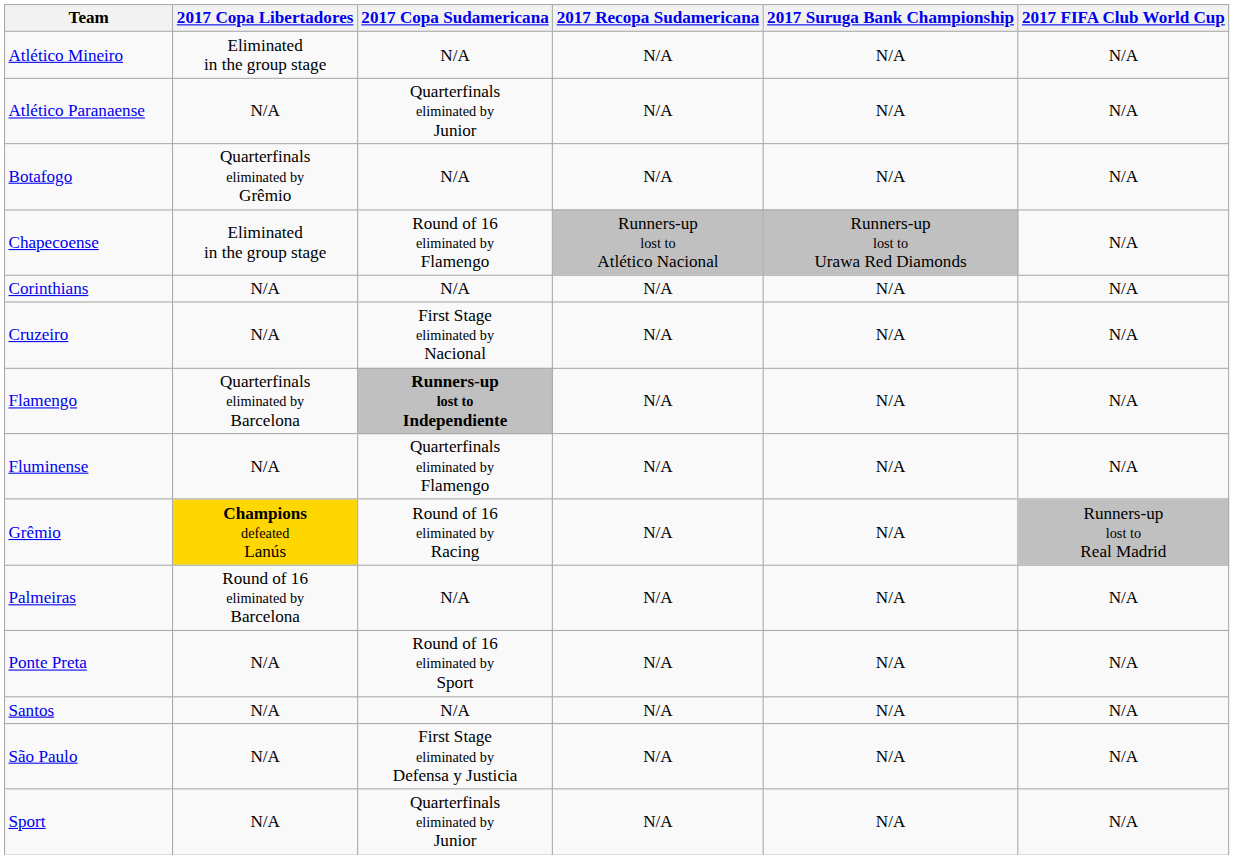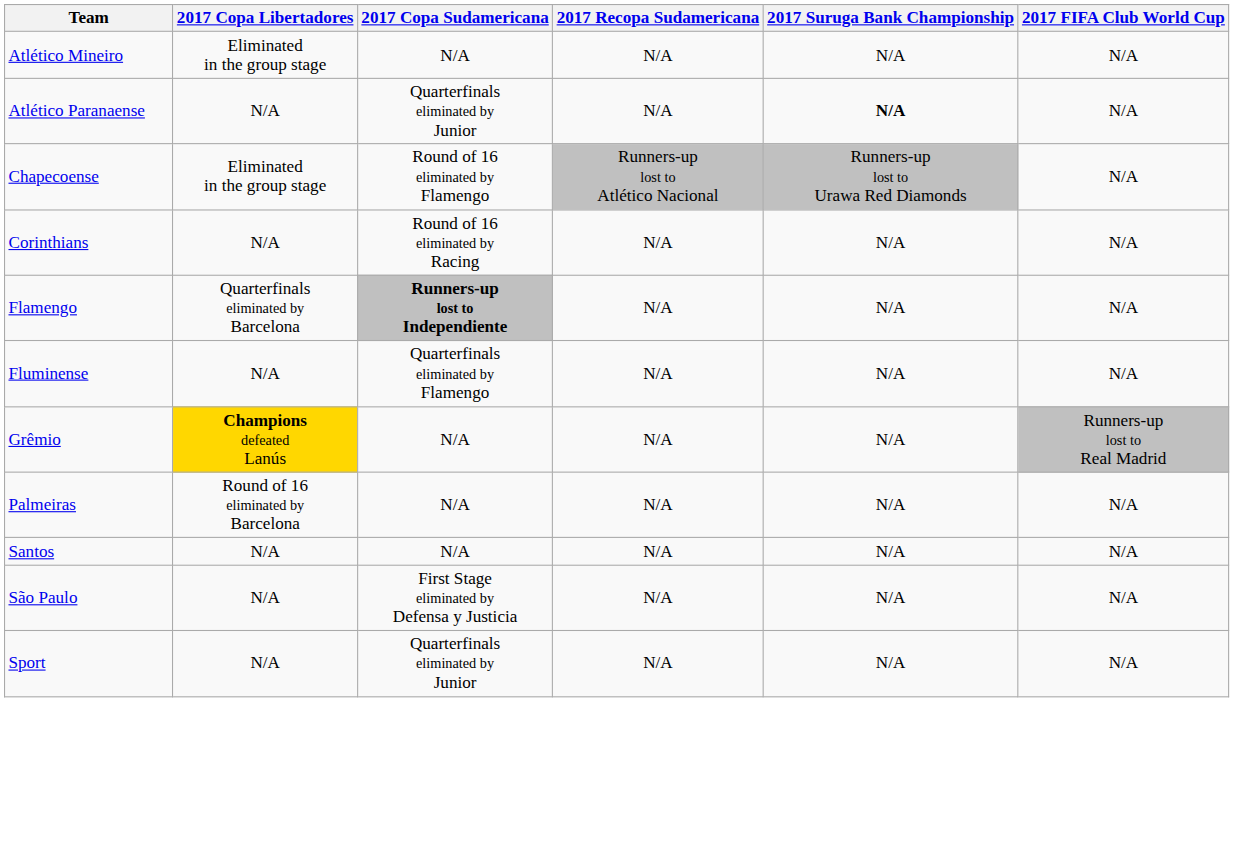(891, 110) normal -> (891, 110) bold
- row: (40, 176)
(455, 288) N/A -> (455, 242) Round of 16 eliminated by Racing
- row: (38, 335)
(455, 532) Round of 16 eliminated by Racing -> (455, 439) N/A
- row: (48, 663)
